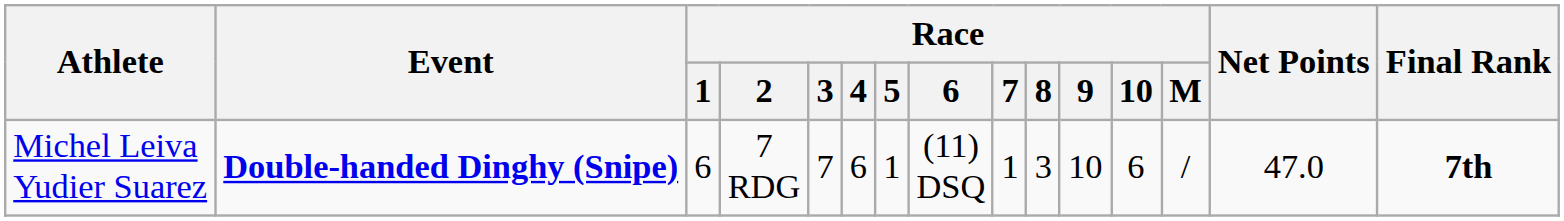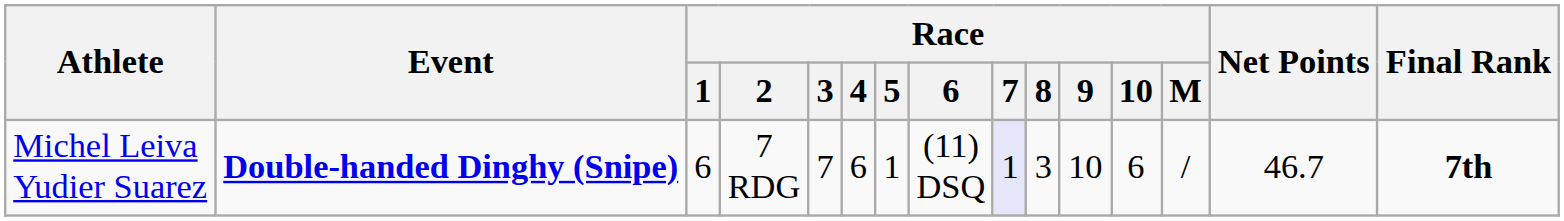(1010, 167) no background -> (1010, 167) lavender background
(1294, 167) 47.0 -> (1294, 167) 46.7
